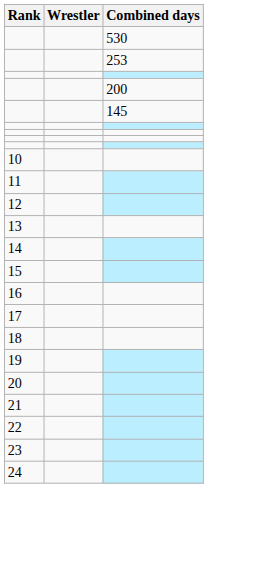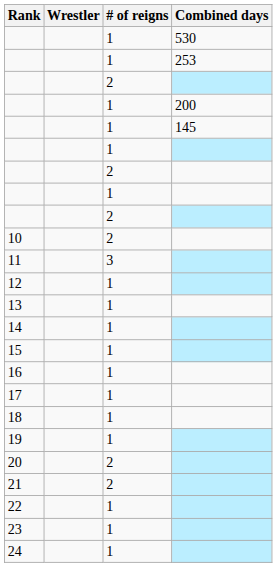+ column: (137, 15)
